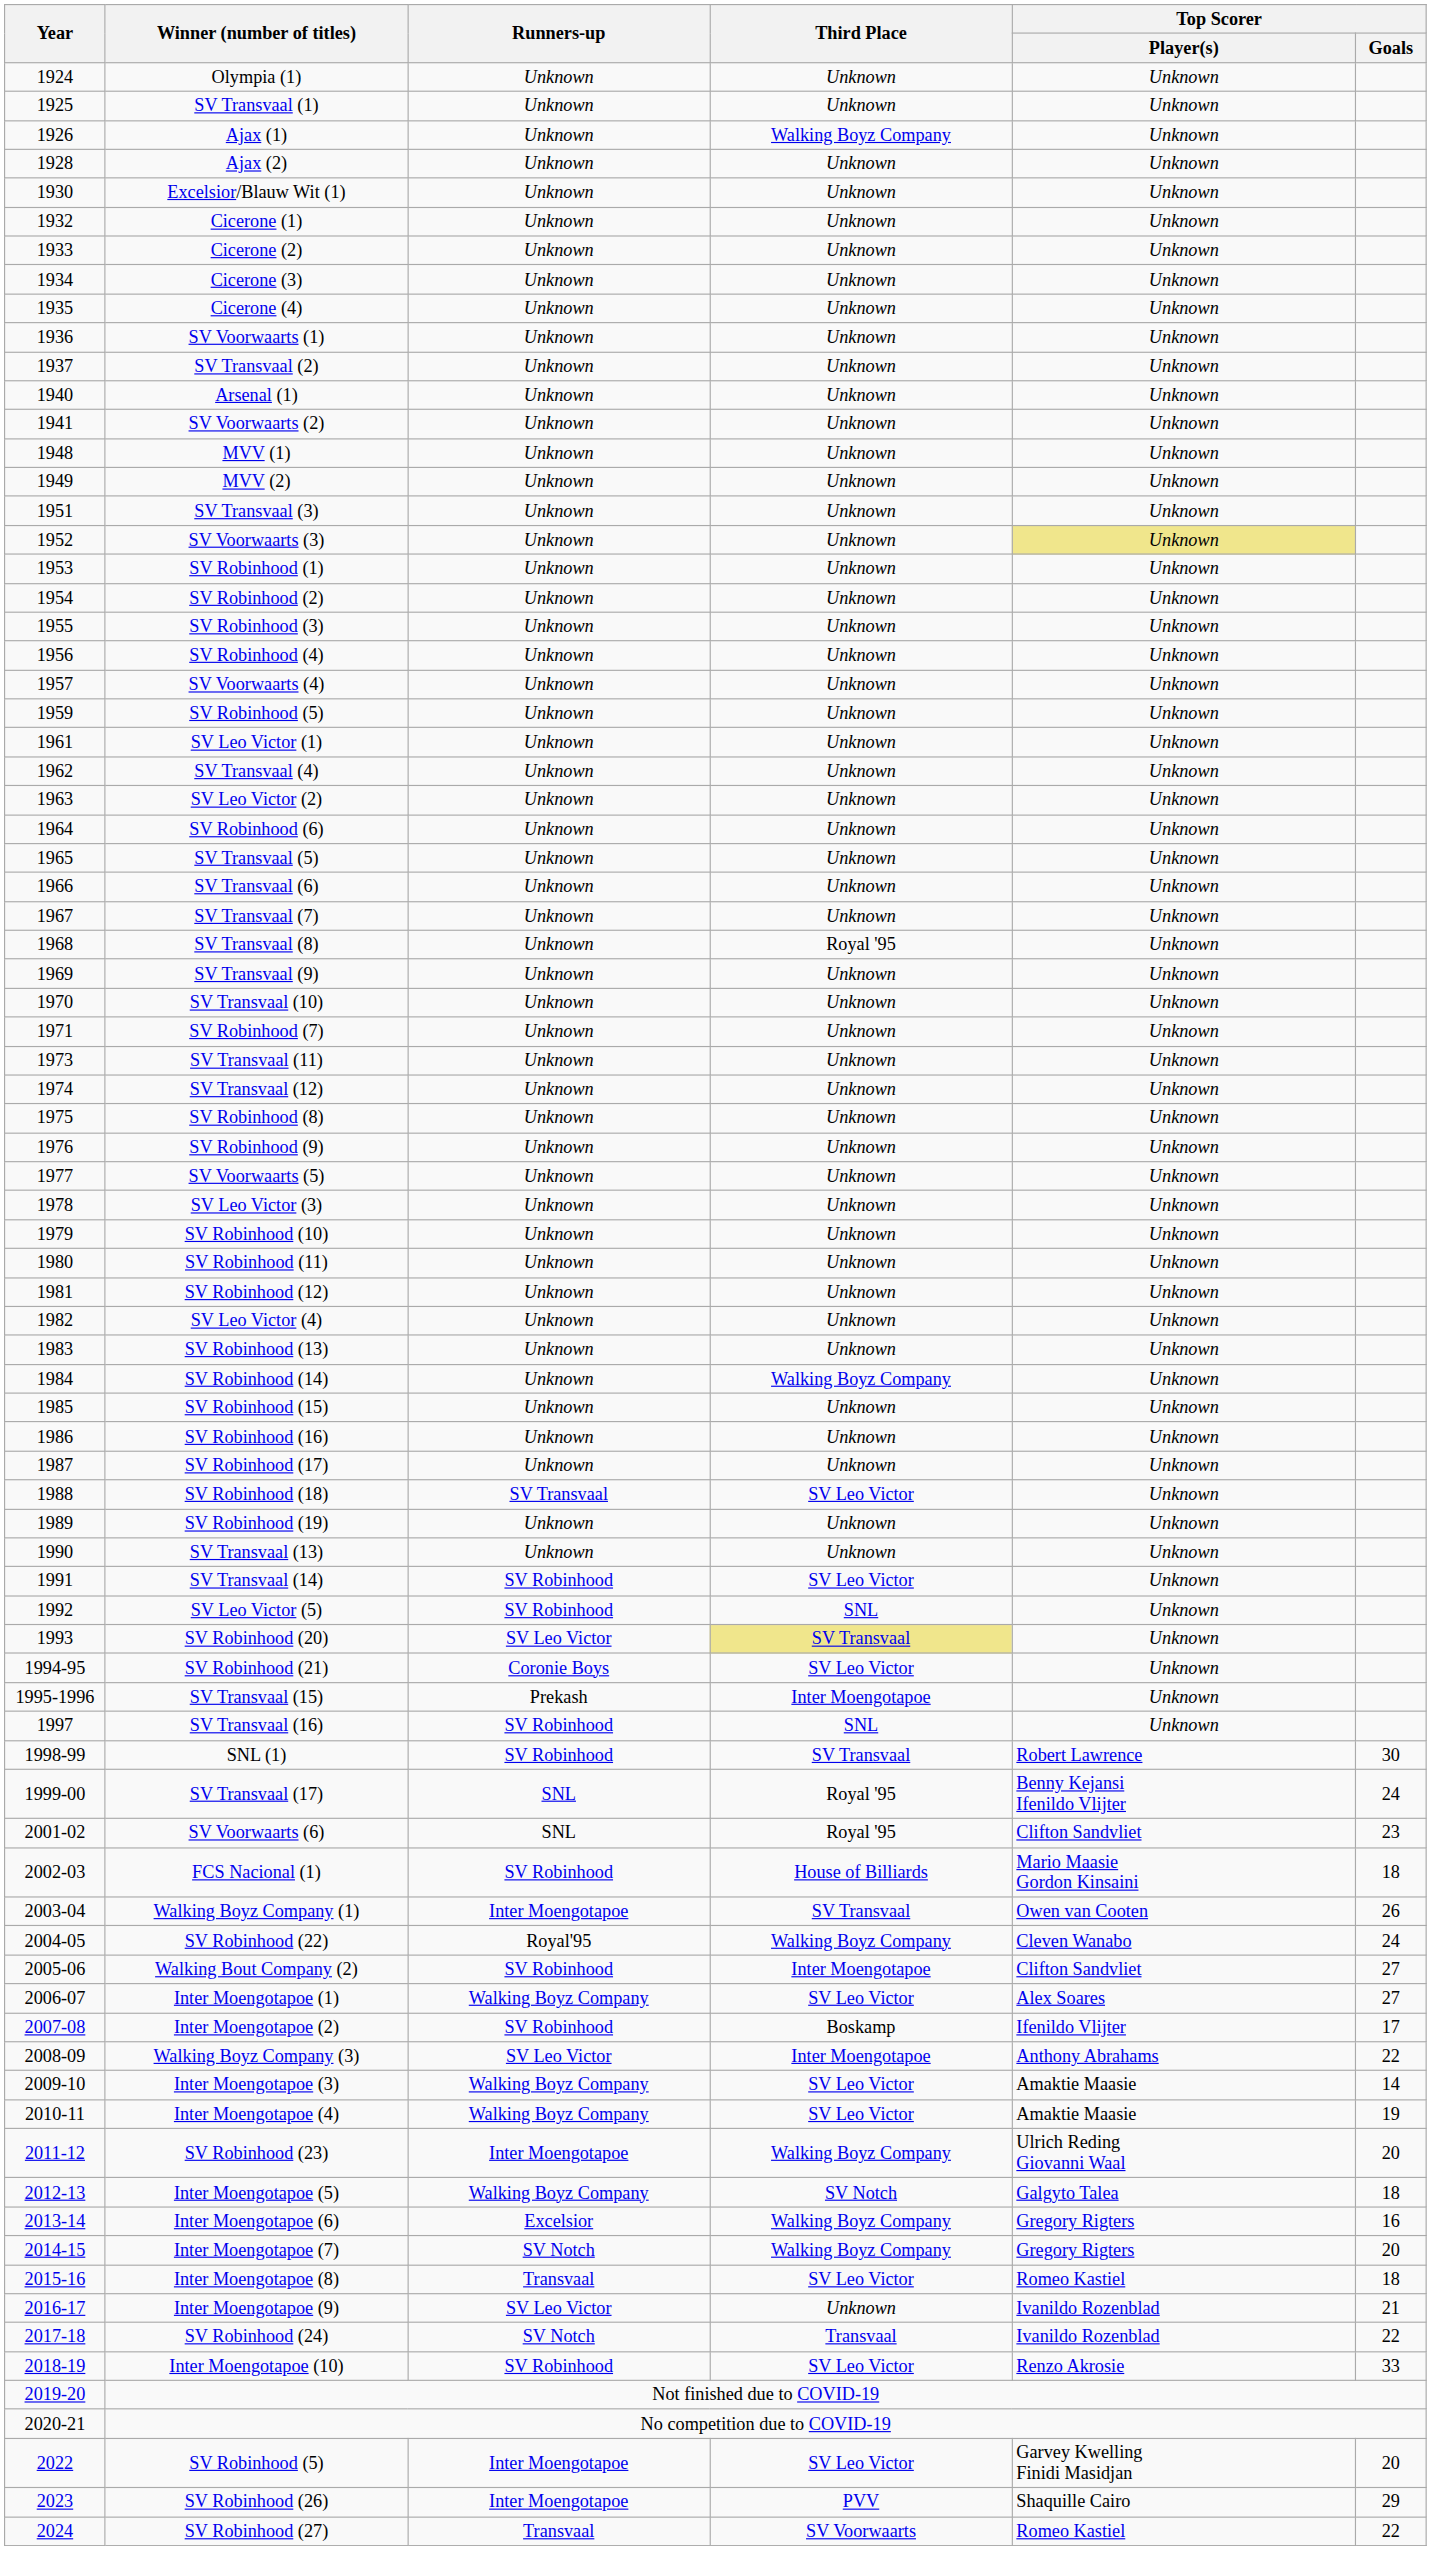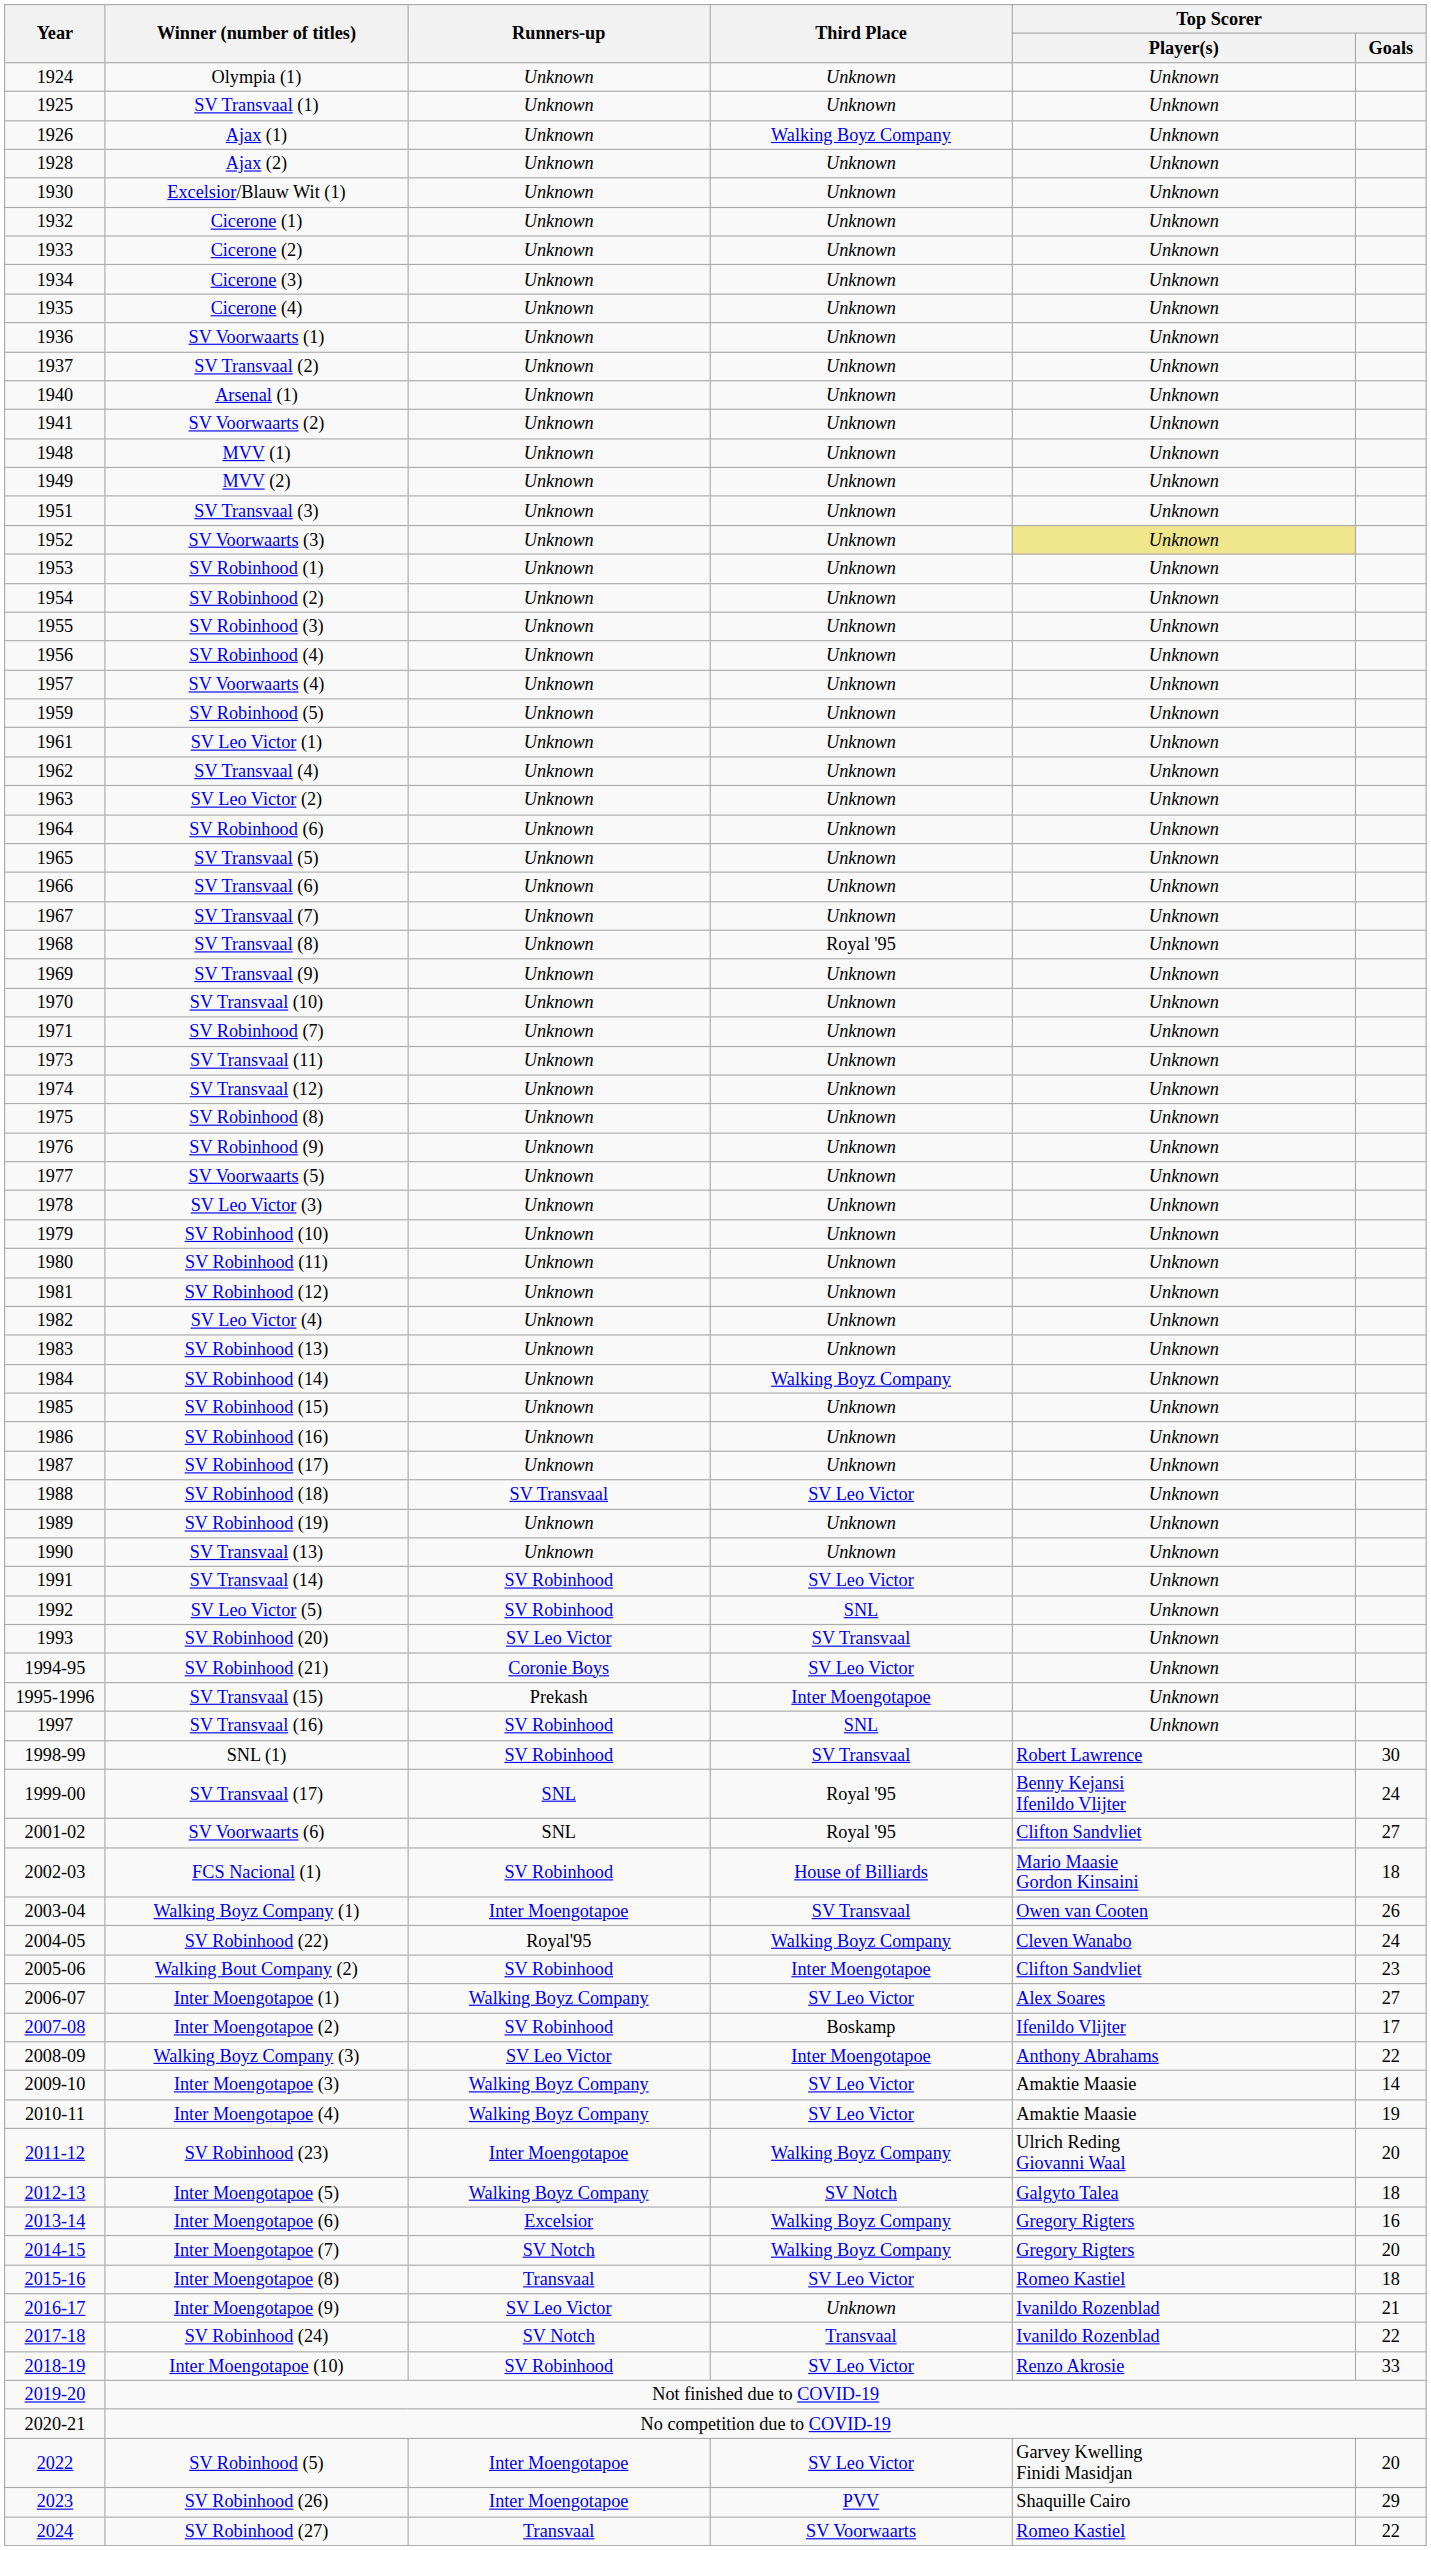(861, 1638) khaki background -> (861, 1638) no background
(1391, 1832) 23 -> (1391, 1832) 27
(1391, 1969) 27 -> (1391, 1969) 23
